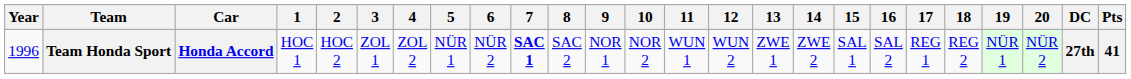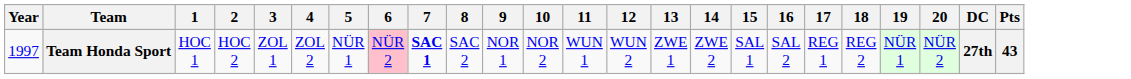- column: (226, 16)
(24, 51) 1996 -> (24, 51) 1997
(490, 51) no background -> (388, 51) pink background
(1112, 51) 41 -> (1010, 51) 43
